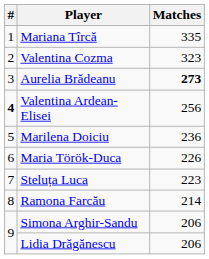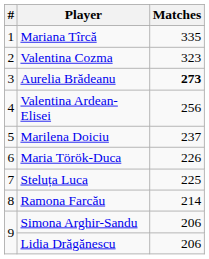(11, 107) bold -> (11, 107) normal
(191, 136) 236 -> (191, 136) 237
(191, 179) 223 -> (191, 179) 225
